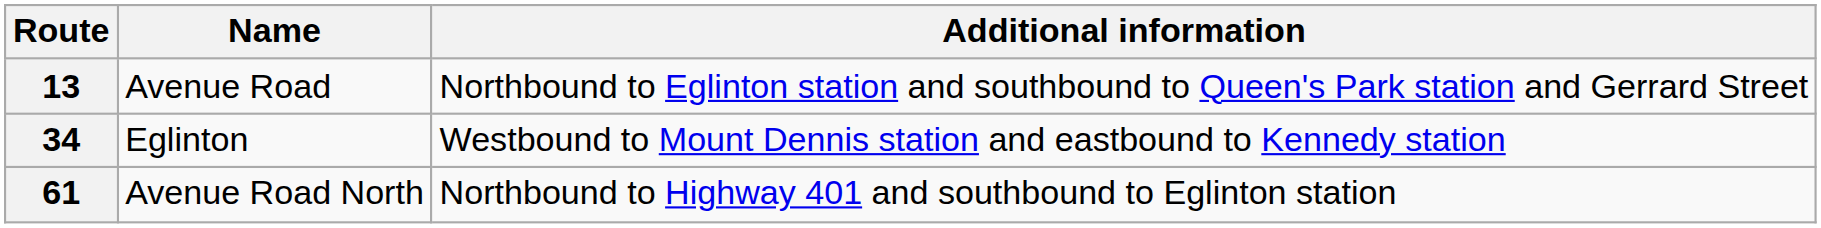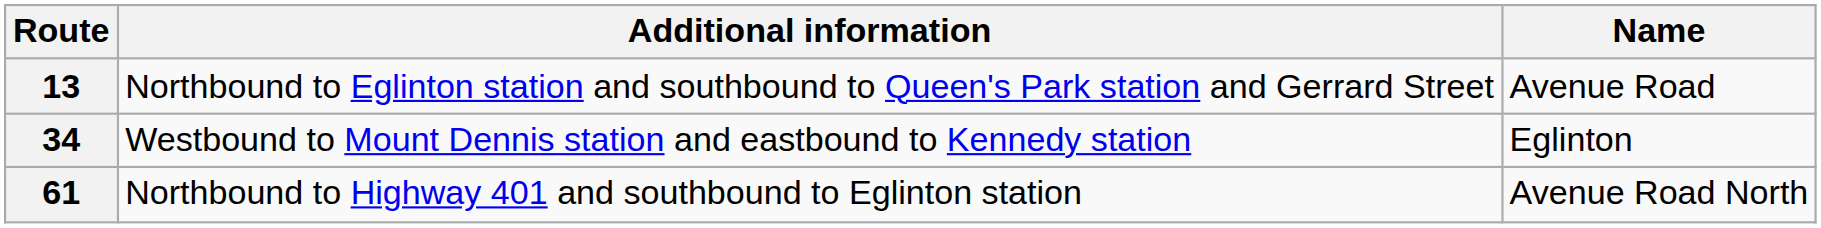columns swapped: (275, 31) <-> (1124, 31)
